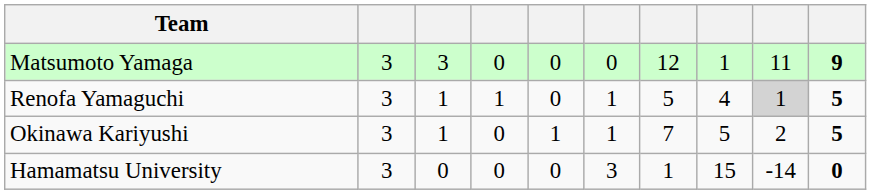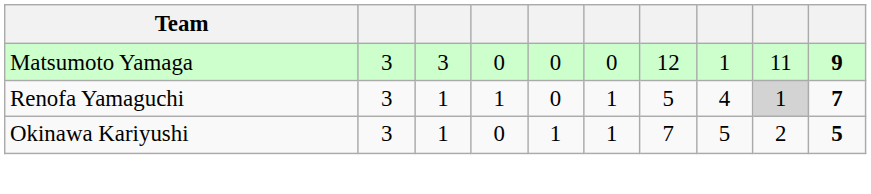(837, 98) 5 -> (837, 98) 7
- row: (116, 170)
